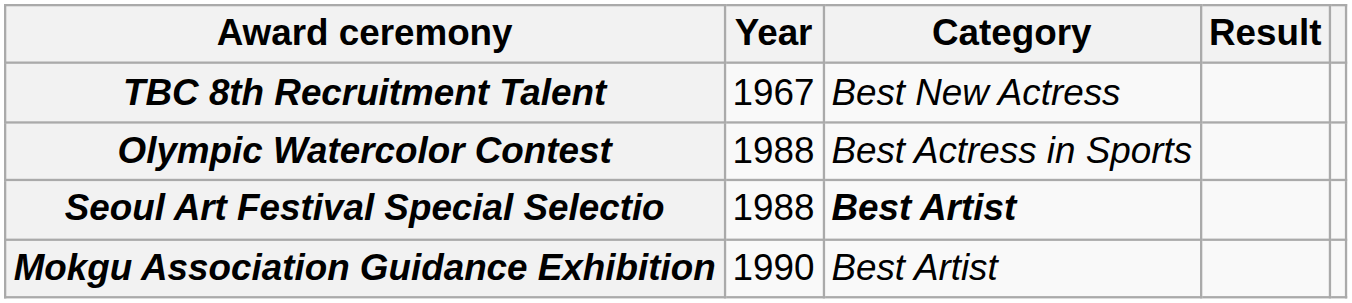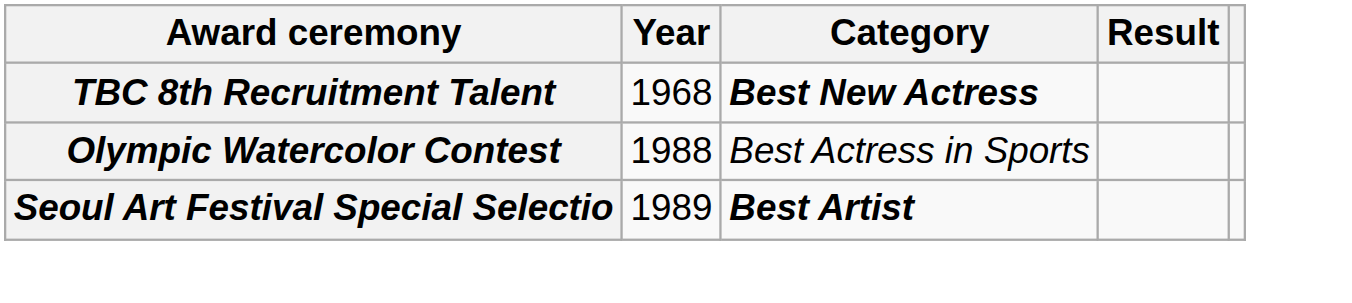(774, 92) 1967 -> (671, 92) 1968
(976, 92) normal -> (884, 92) bold
(774, 208) 1988 -> (671, 208) 1989
- row: (365, 267)
